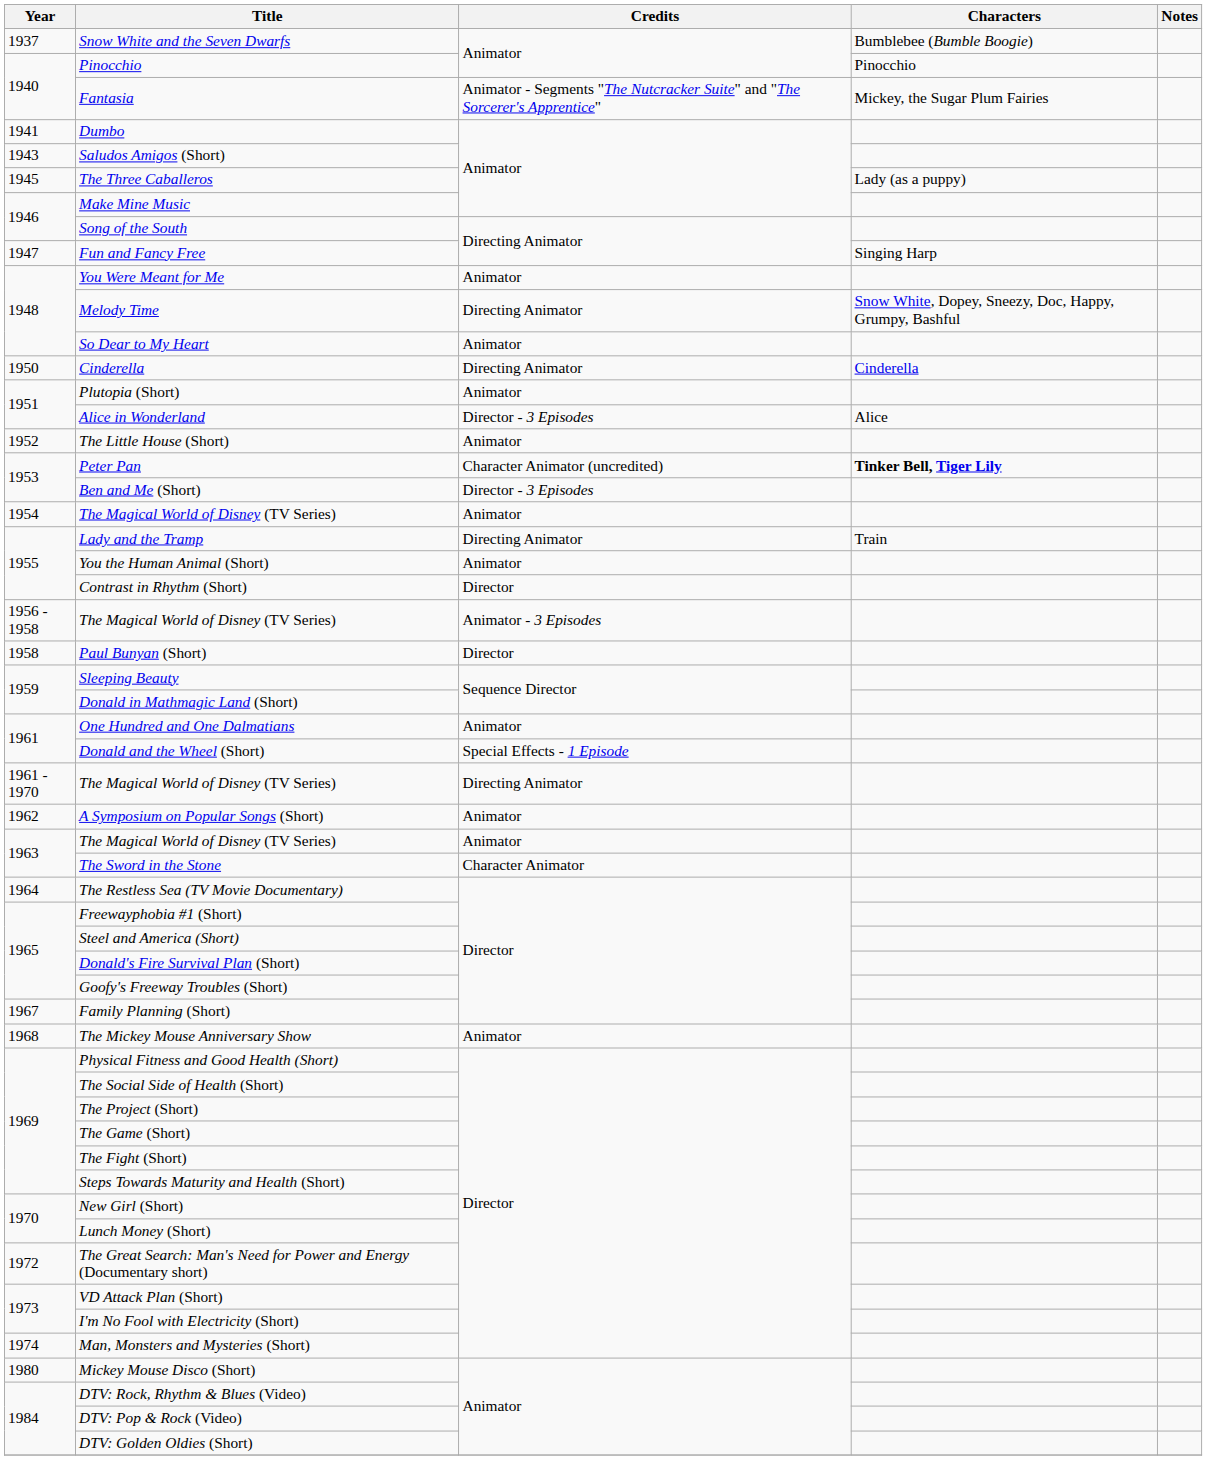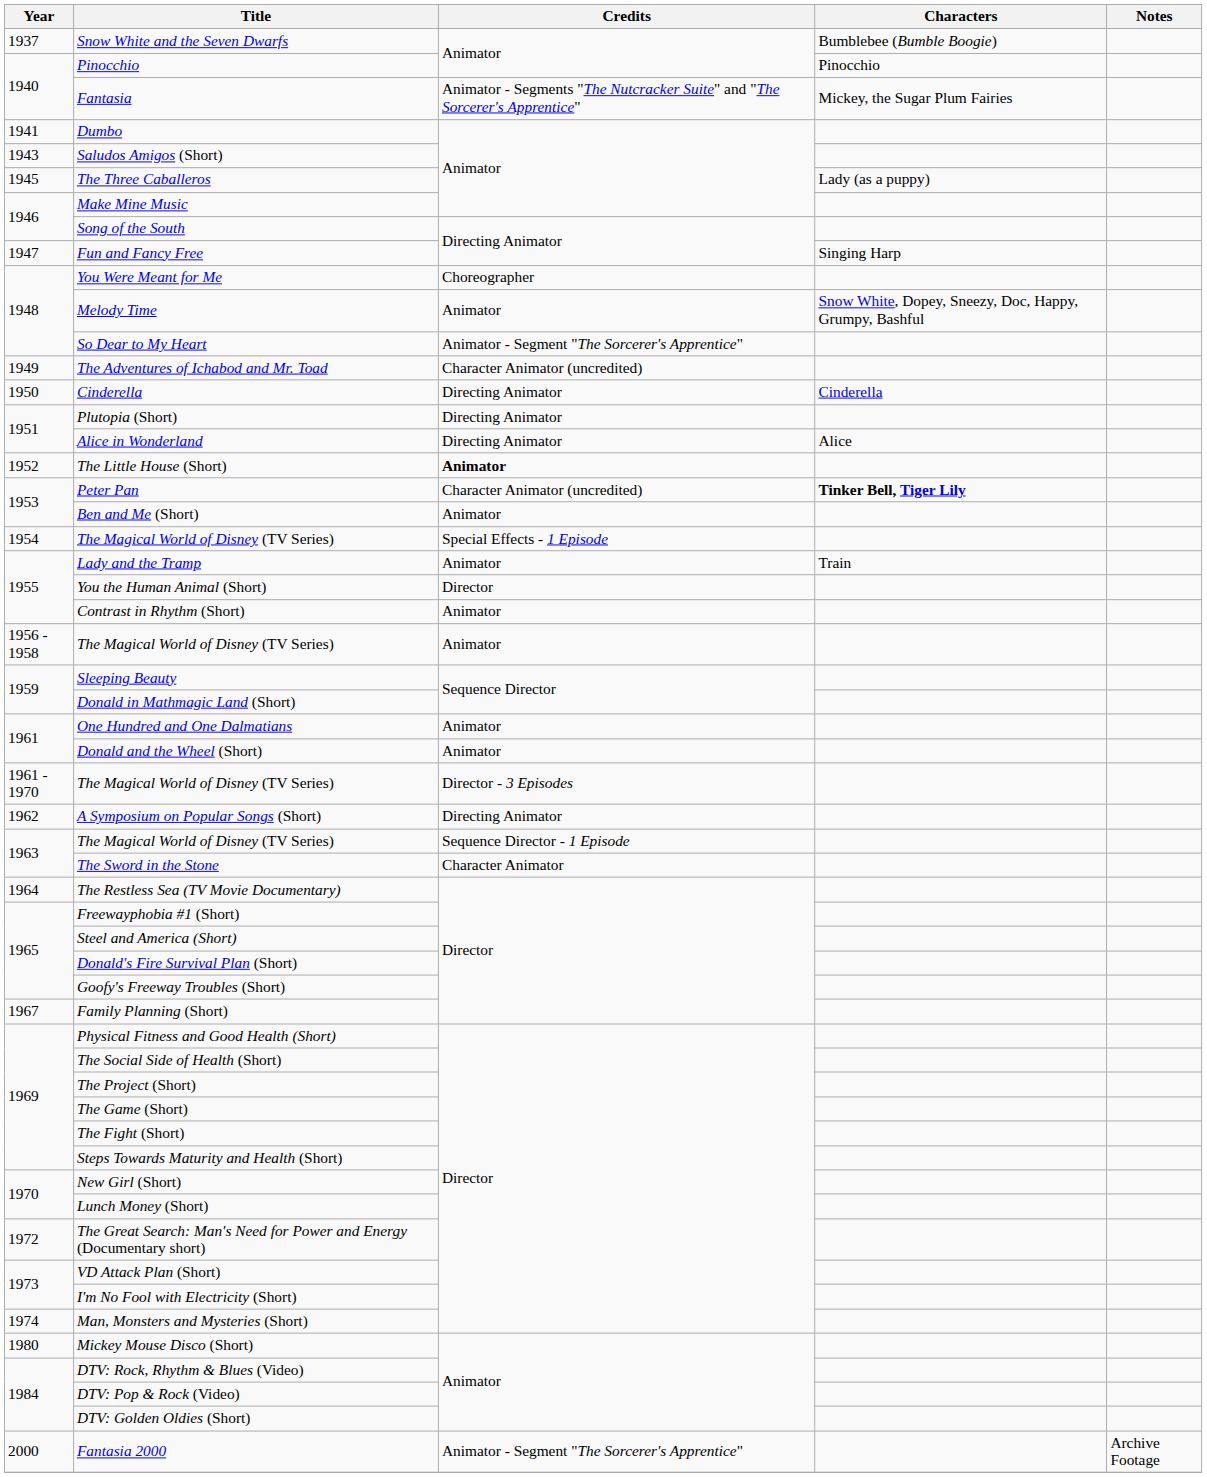(492, 277) Animator -> (488, 277) Choreographer
(522, 310) Directing Animator -> (471, 310) Animator
(492, 343) Animator -> (592, 343) Animator - Segment "The Sorcerer's Apprentice"
+ row: (23, 367)
(492, 392) Animator -> (502, 416) Directing Animator
(528, 416) Director - 3 Episodes -> (502, 440) Directing Animator
(492, 440) normal -> (474, 465) bold
(528, 489) Director - 3 Episodes -> (471, 514) Animator
(492, 514) Animator -> (525, 538) Special Effects - 1 Episode
(522, 538) Directing Animator -> (471, 562) Animator
(492, 562) Animator -> (468, 587) Director
(488, 587) Director -> (471, 611) Animator
(532, 620) Animator - 3 Episodes -> (471, 644) Animator
- row: (23, 653)
(546, 750) Special Effects - 1 Episode -> (471, 750) Animator
(522, 783) Directing Animator -> (507, 783) Director - 3 Episodes
(492, 816) Animator -> (502, 816) Directing Animator
(492, 840) Animator -> (536, 840) Sequence Director - 1 Episode
- row: (23, 1035)
+ row: (23, 1451)
